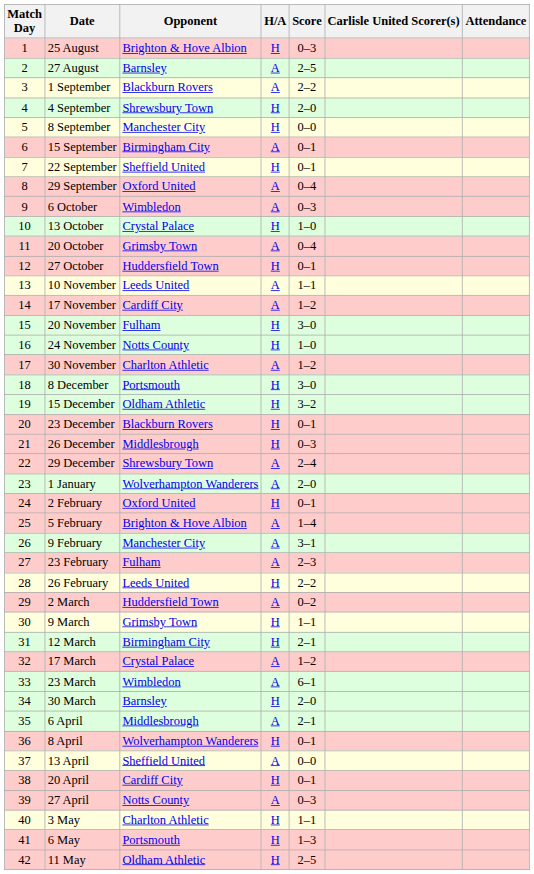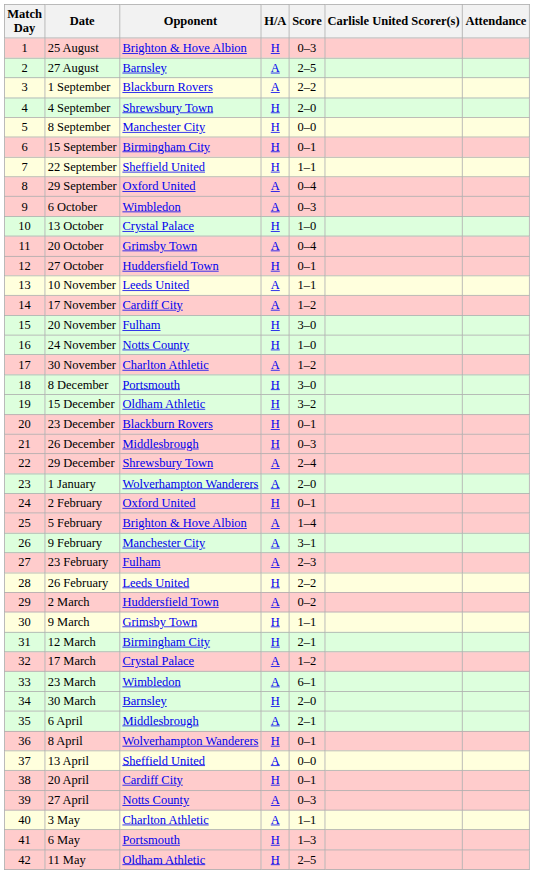(275, 147) A -> (275, 147) H
(307, 166) 0–1 -> (307, 166) 1–1
(275, 820) H -> (275, 820) A
